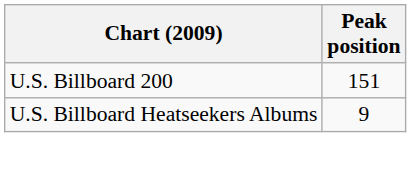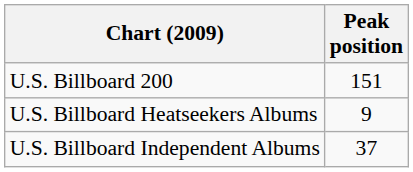+ row: (165, 148)
